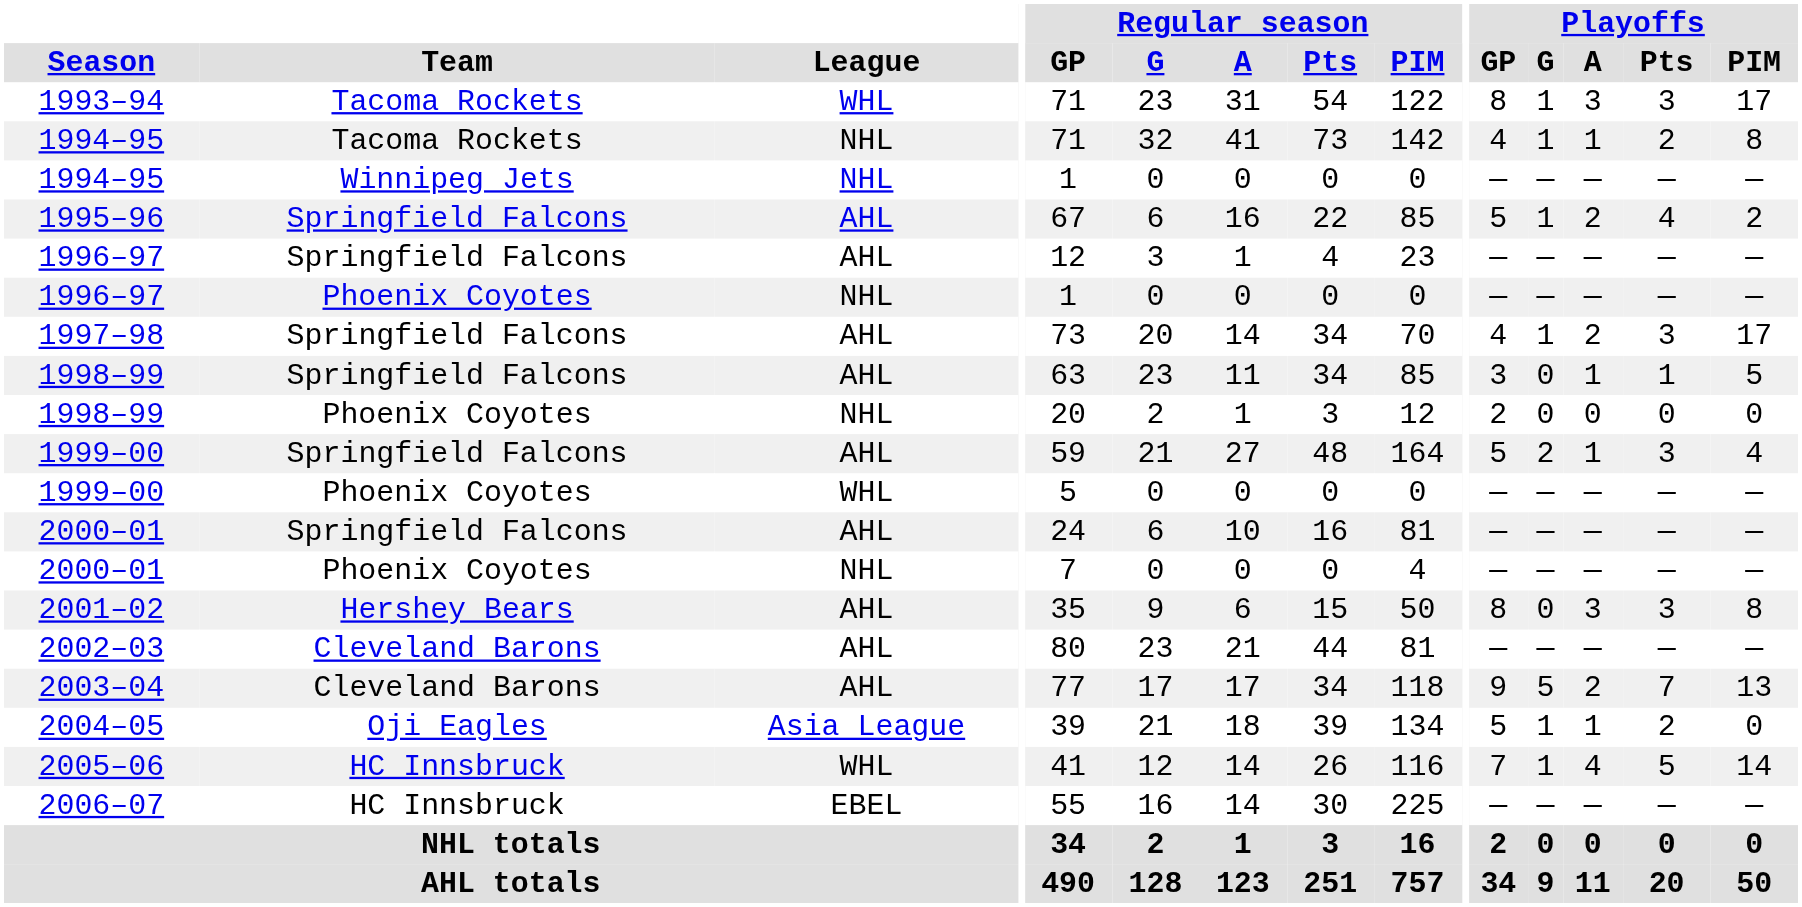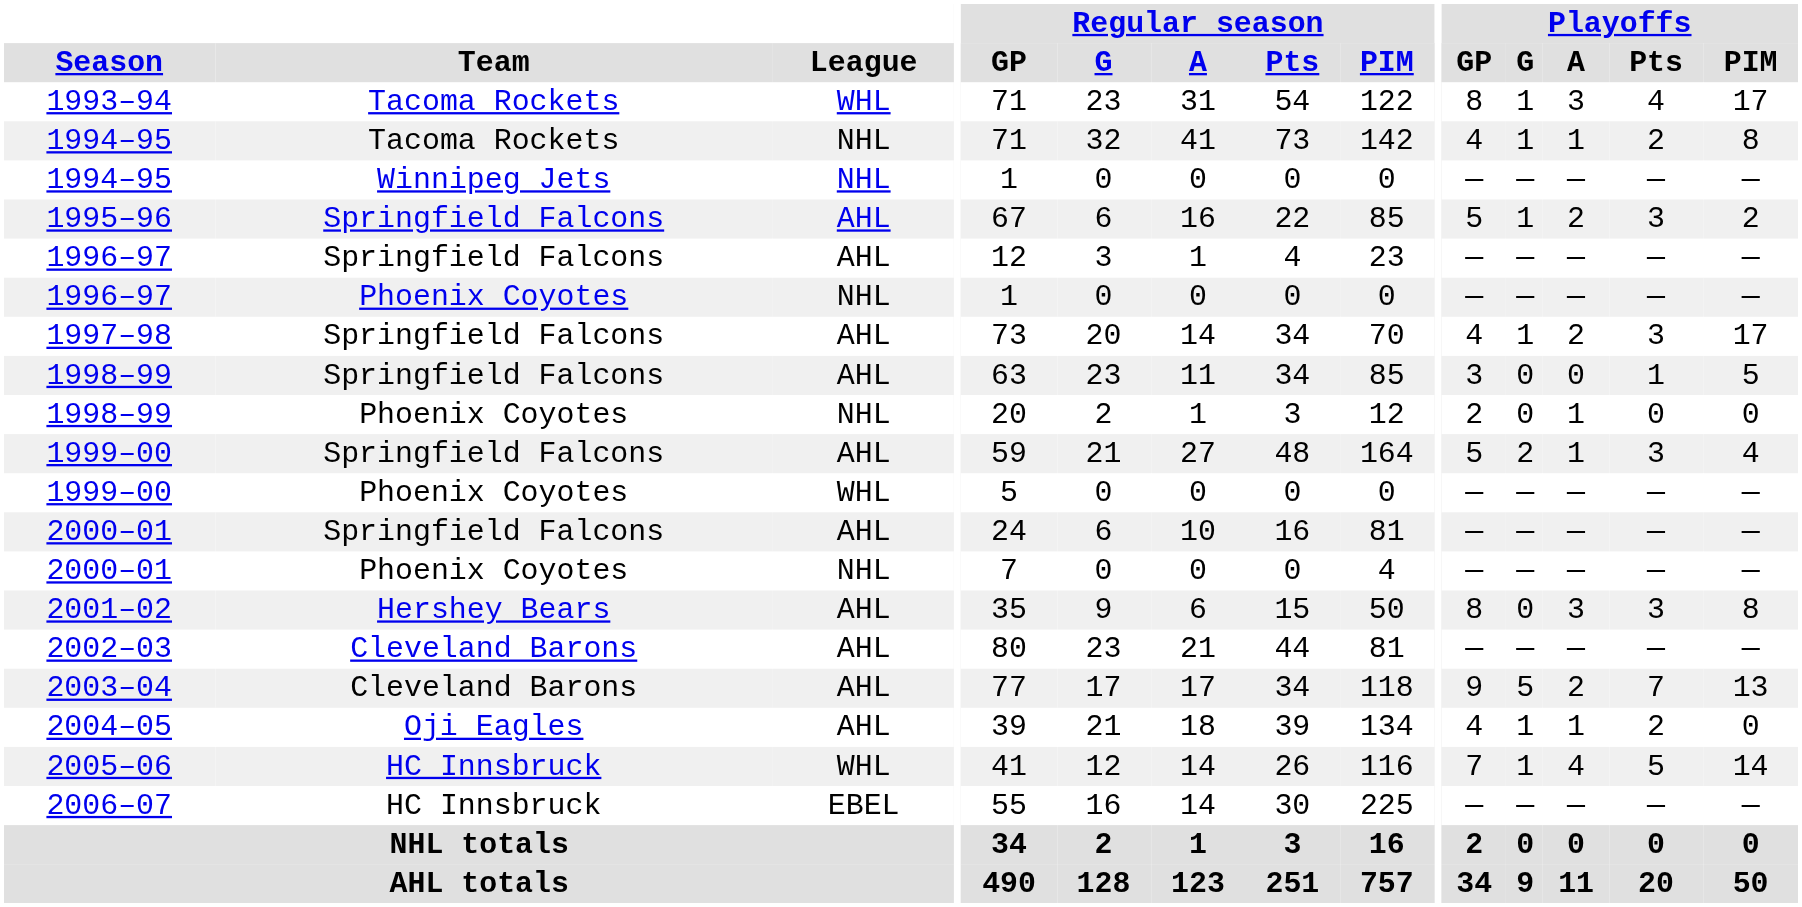(1667, 102) 3 -> (1656, 102) 4
(1667, 219) 4 -> (1656, 219) 3
(1593, 375) 1 -> (1576, 375) 0
(1593, 415) 0 -> (1576, 415) 1
(866, 727) Asia League -> (864, 727) AHL
(1498, 727) 5 -> (1474, 727) 4
